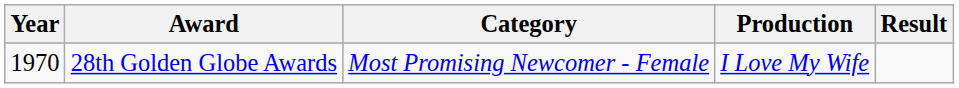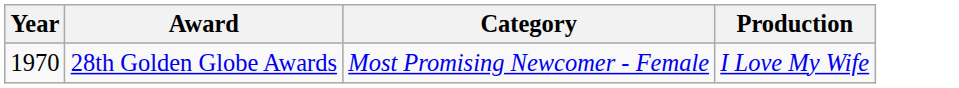- column: (914, 23)
